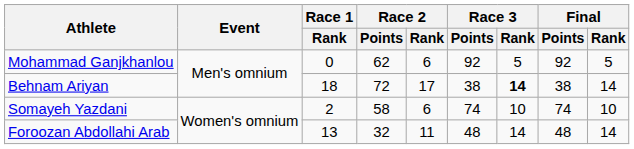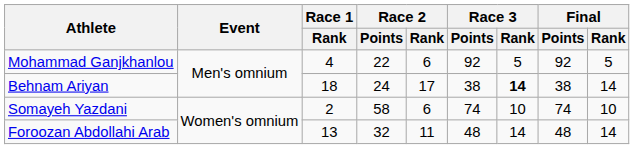(329, 62) 0 -> (329, 62) 4
(382, 62) 62 -> (382, 62) 22
(382, 86) 72 -> (382, 86) 24
